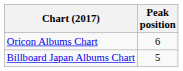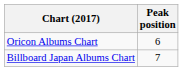(158, 58) 5 -> (158, 58) 7
